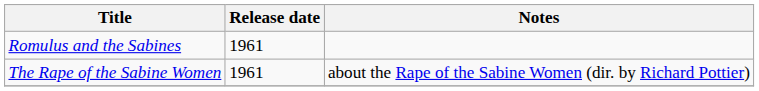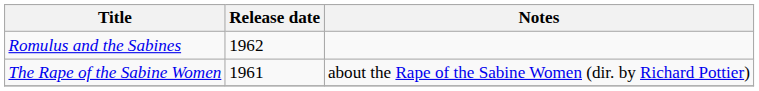(246, 45) 1961 -> (246, 45) 1962
